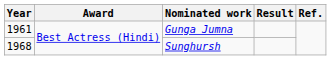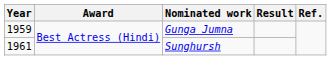(19, 30) 1961 -> (19, 30) 1959
(19, 46) 1968 -> (19, 46) 1961
